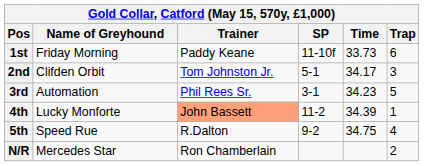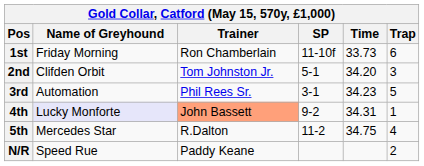(217, 53) Paddy Keane -> (228, 53) Ron Chamberlain
(361, 72) 34.17 -> (361, 72) 34.20
(78, 111) no background -> (78, 111) lavender background
(313, 111) 11-2 -> (310, 111) 9-2
(361, 111) 34.39 -> (361, 111) 34.31
(67, 131) Speed Rue -> (76, 131) Mercedes Star
(310, 131) 9-2 -> (313, 131) 11-2
(76, 151) Mercedes Star -> (67, 151) Speed Rue
(228, 151) Ron Chamberlain -> (217, 151) Paddy Keane
